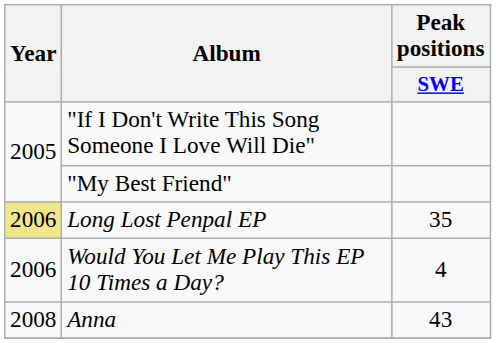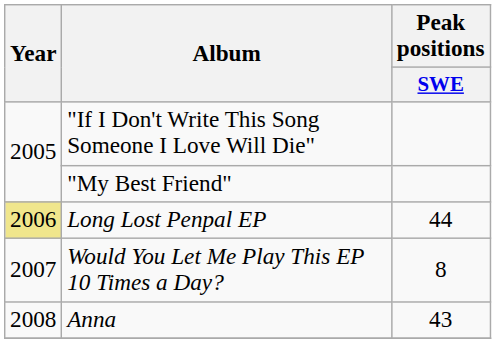(441, 219) 35 -> (441, 219) 44
(33, 269) 2006 -> (33, 269) 2007
(441, 269) 4 -> (441, 269) 8
